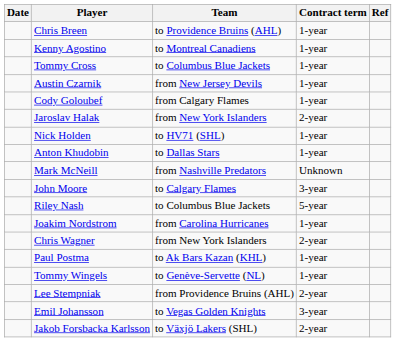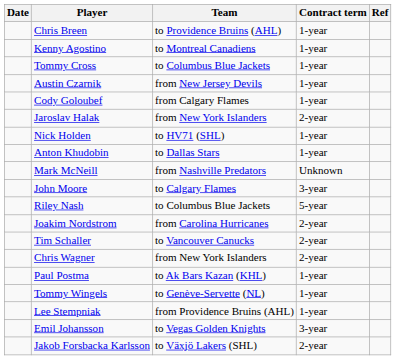(313, 223) 1-year -> (313, 223) 2-year
+ row: (63, 240)
(313, 293) 2-year -> (313, 310) 1-year
